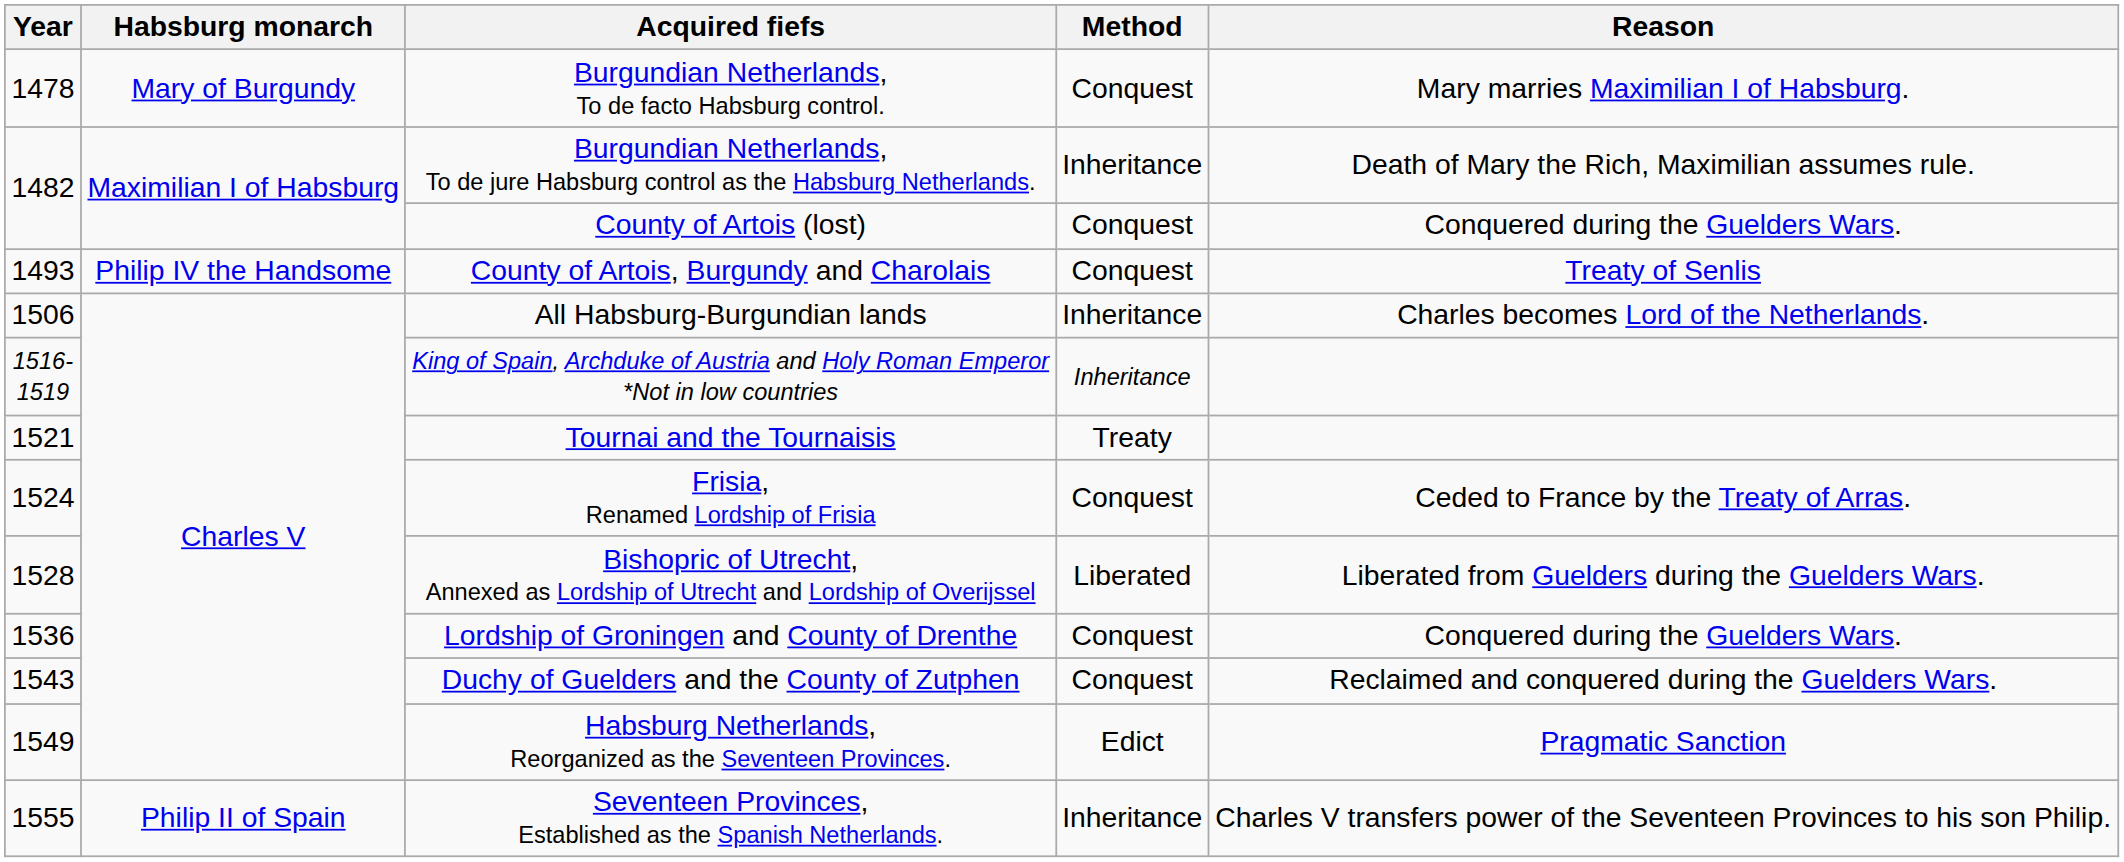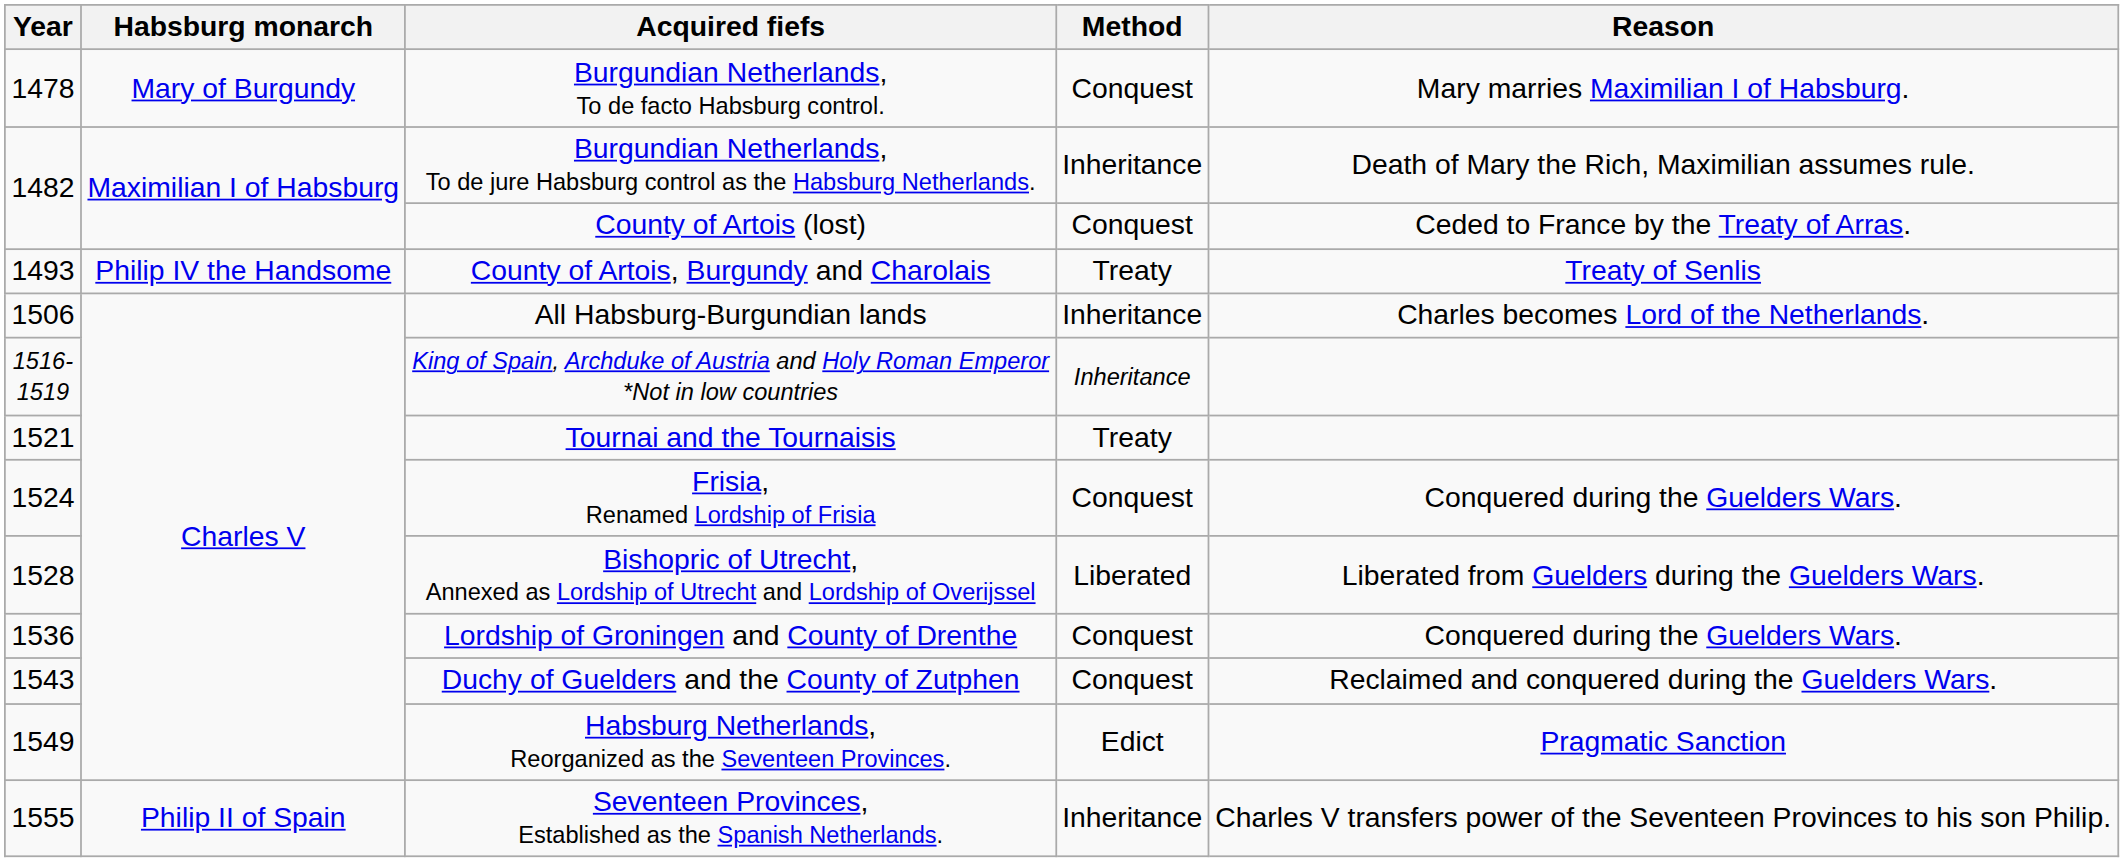(1663, 225) Conquered during the Guelders Wars. -> (1663, 225) Ceded to France by the Treaty of Arras.
(1132, 270) Conquest -> (1132, 270) Treaty
(1663, 497) Ceded to France by the Treaty of Arras. -> (1663, 497) Conquered during the Guelders Wars.
